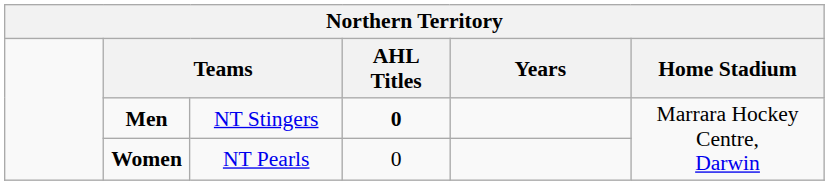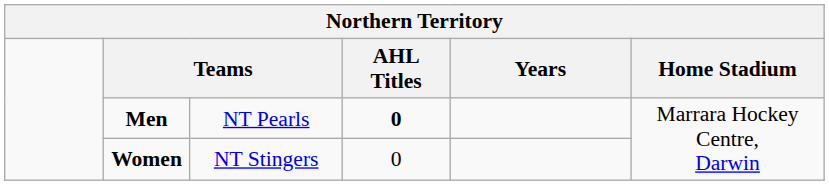(266, 118) NT Stingers -> (266, 118) NT Pearls
(266, 159) NT Pearls -> (266, 159) NT Stingers
